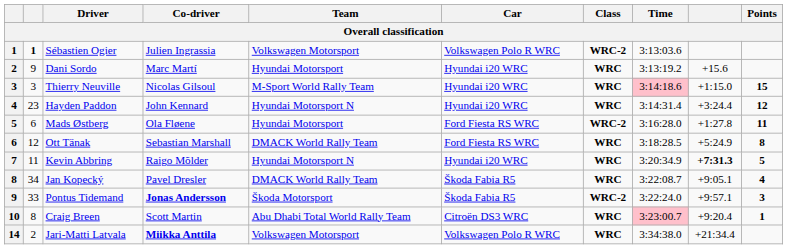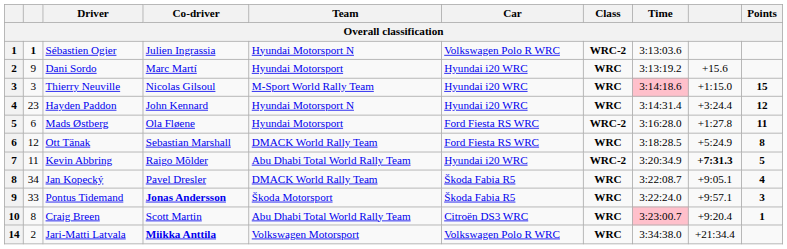(305, 50) Volkswagen Motorsport -> (303, 50) Hyundai Motorsport N
(303, 160) Hyundai Motorsport N -> (331, 160) Abu Dhabi Total World Rally Team
(608, 160) WRC -> (608, 160) WRC-2
(608, 197) WRC-2 -> (608, 197) WRC
